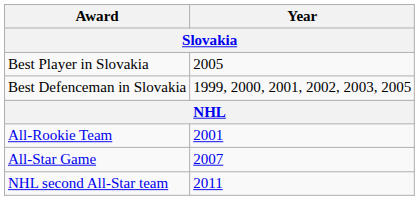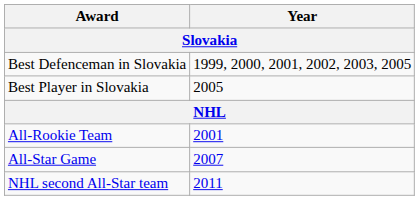rows swapped: (97, 87) <-> (78, 64)
